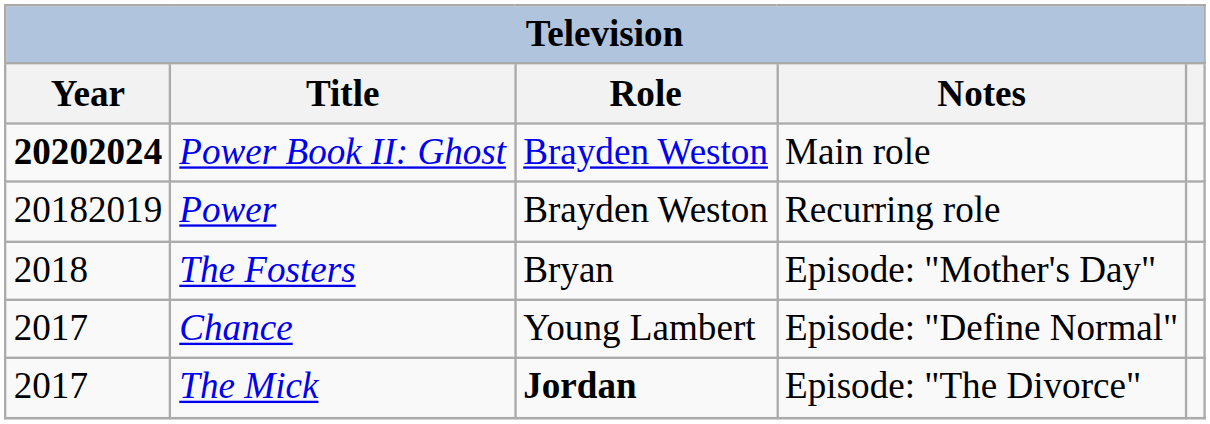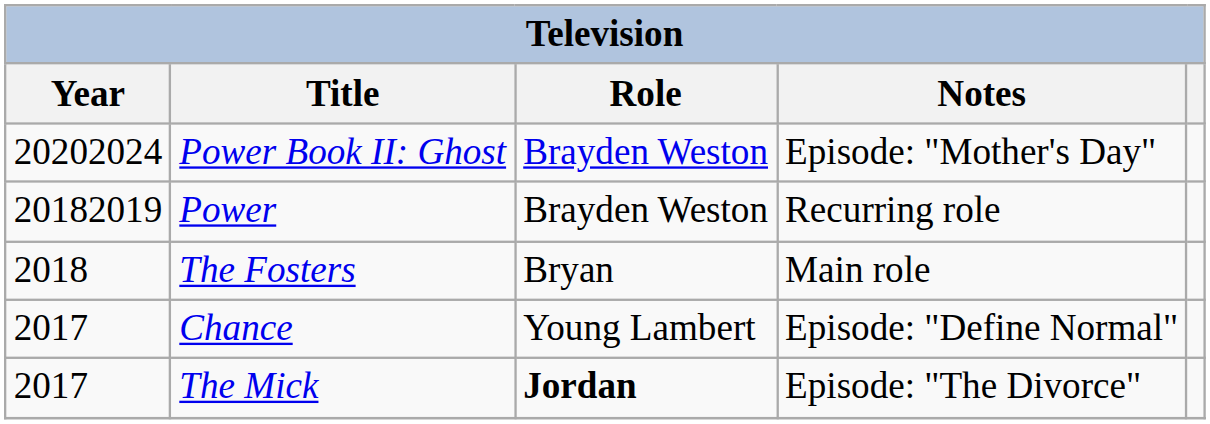(88, 151) bold -> (88, 151) normal
(858, 151) Main role -> (971, 151) Episode: "Mother's Day"
(971, 269) Episode: "Mother's Day" -> (858, 269) Main role
